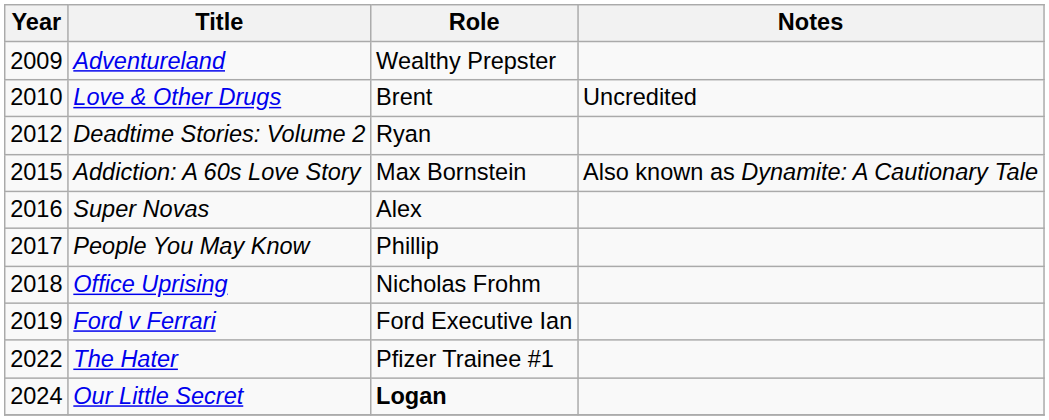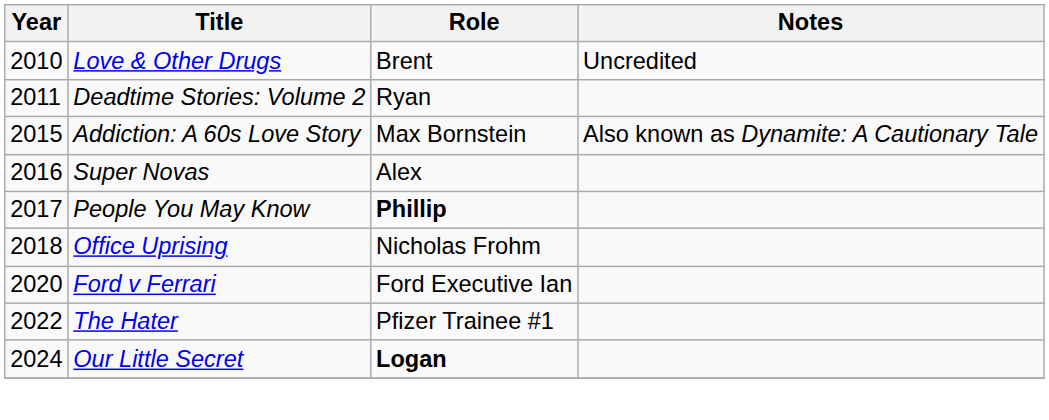- row: (149, 60)
(36, 135) 2012 -> (35, 97) 2011
(407, 246) normal -> (411, 209) bold
(36, 321) 2019 -> (36, 284) 2020
